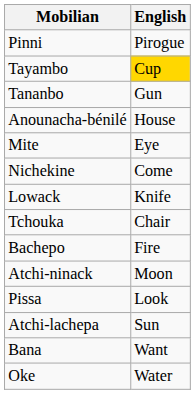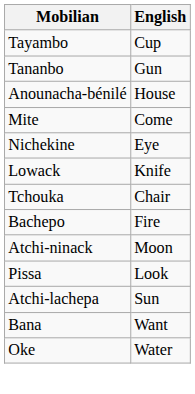- row: (25, 42)
(148, 68) gold background -> (148, 42) no background
(147, 145) Eye -> (153, 119) Come
(153, 171) Come -> (147, 145) Eye
